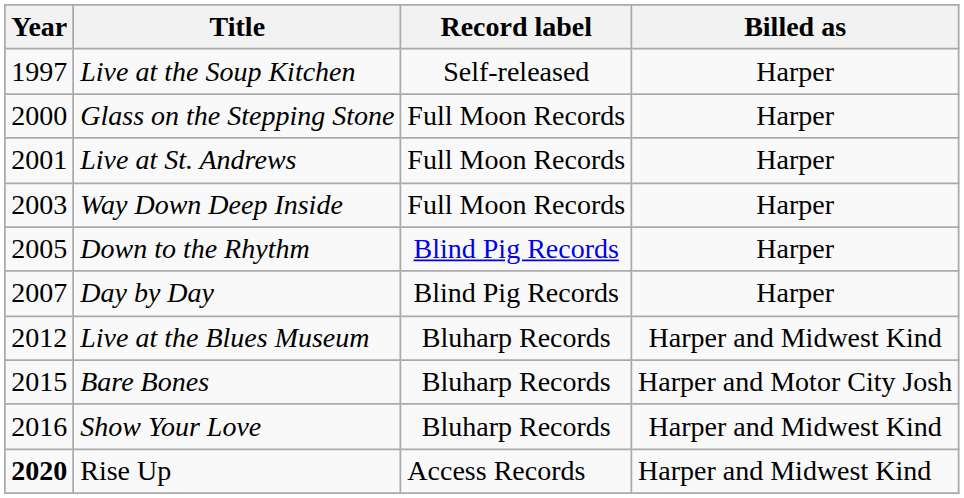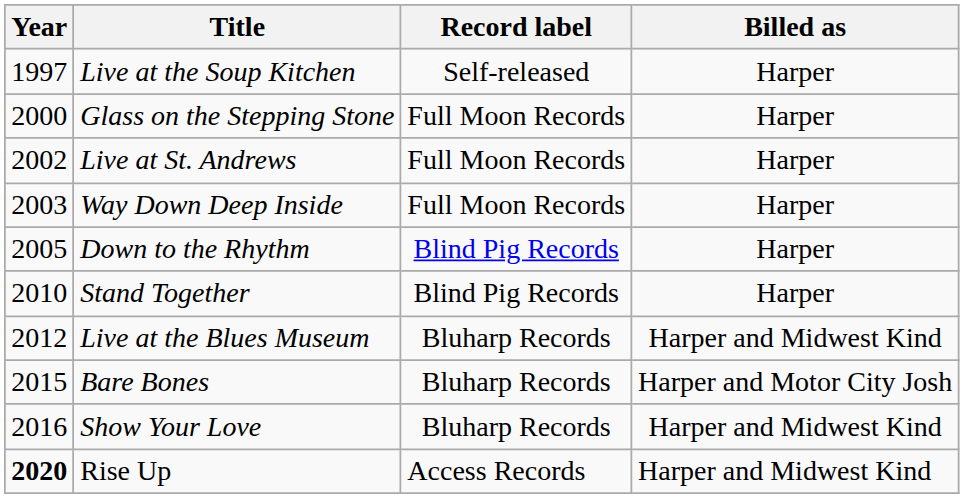(39, 159) 2001 -> (39, 159) 2002
- row: (147, 293)
+ row: (165, 293)
